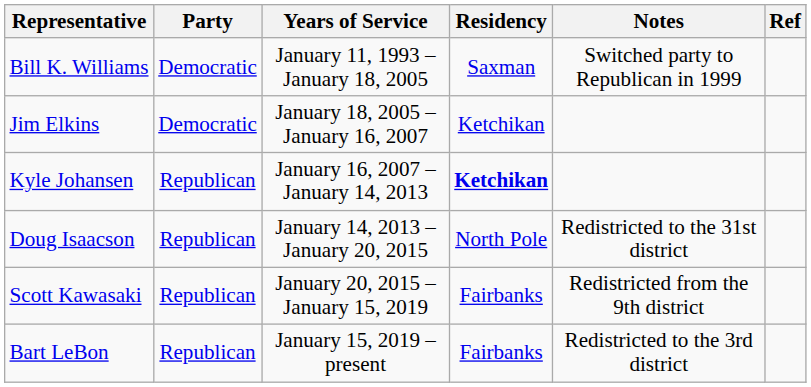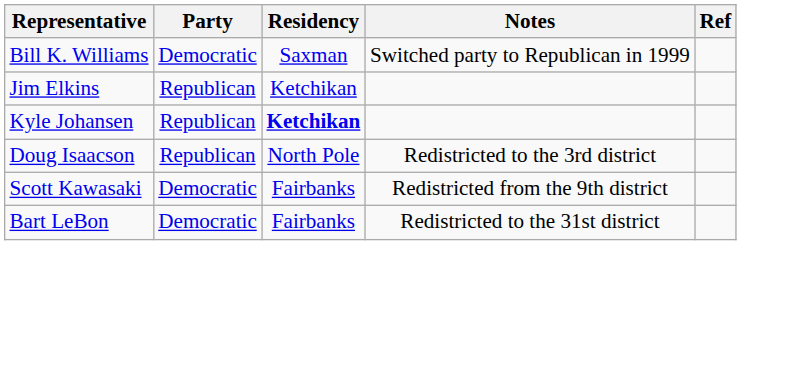- column: (356, 21)
(208, 123) Democratic -> (208, 88) Republican
(659, 238) Redistricted to the 31st district -> (530, 155) Redistricted to the 3rd district
(208, 295) Republican -> (208, 188) Democratic
(208, 352) Republican -> (208, 222) Democratic
(659, 352) Redistricted to the 3rd district -> (530, 222) Redistricted to the 31st district
